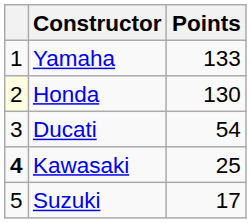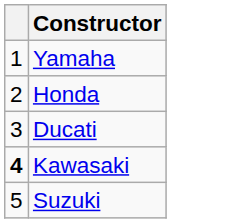- column: (206, 23)
(16, 94) lightyellow background -> (16, 94) no background
